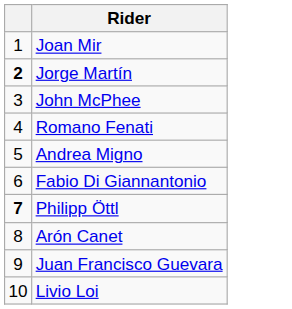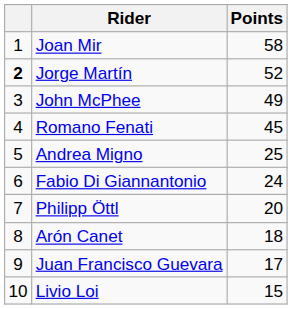+ column: (257, 18)
(18, 209) bold -> (18, 209) normal
